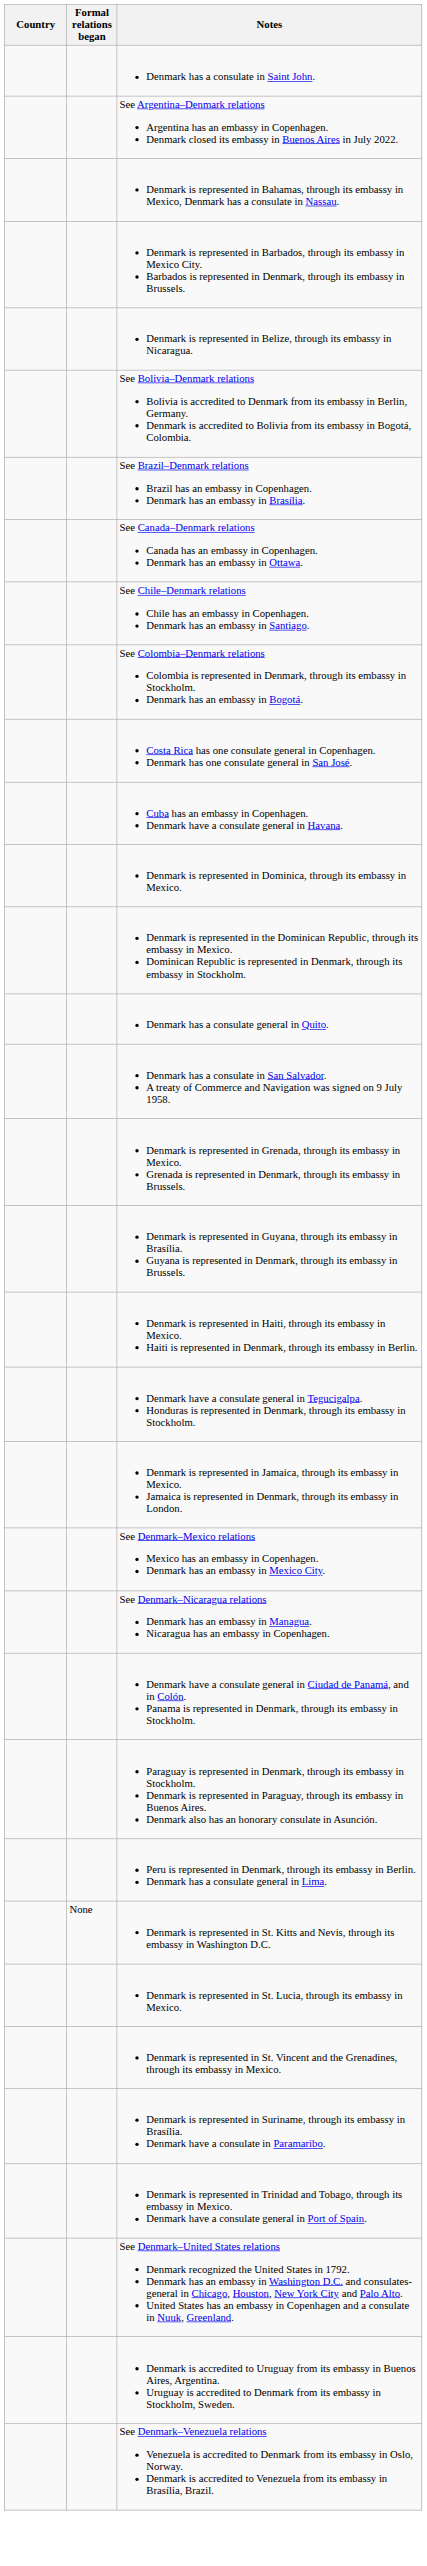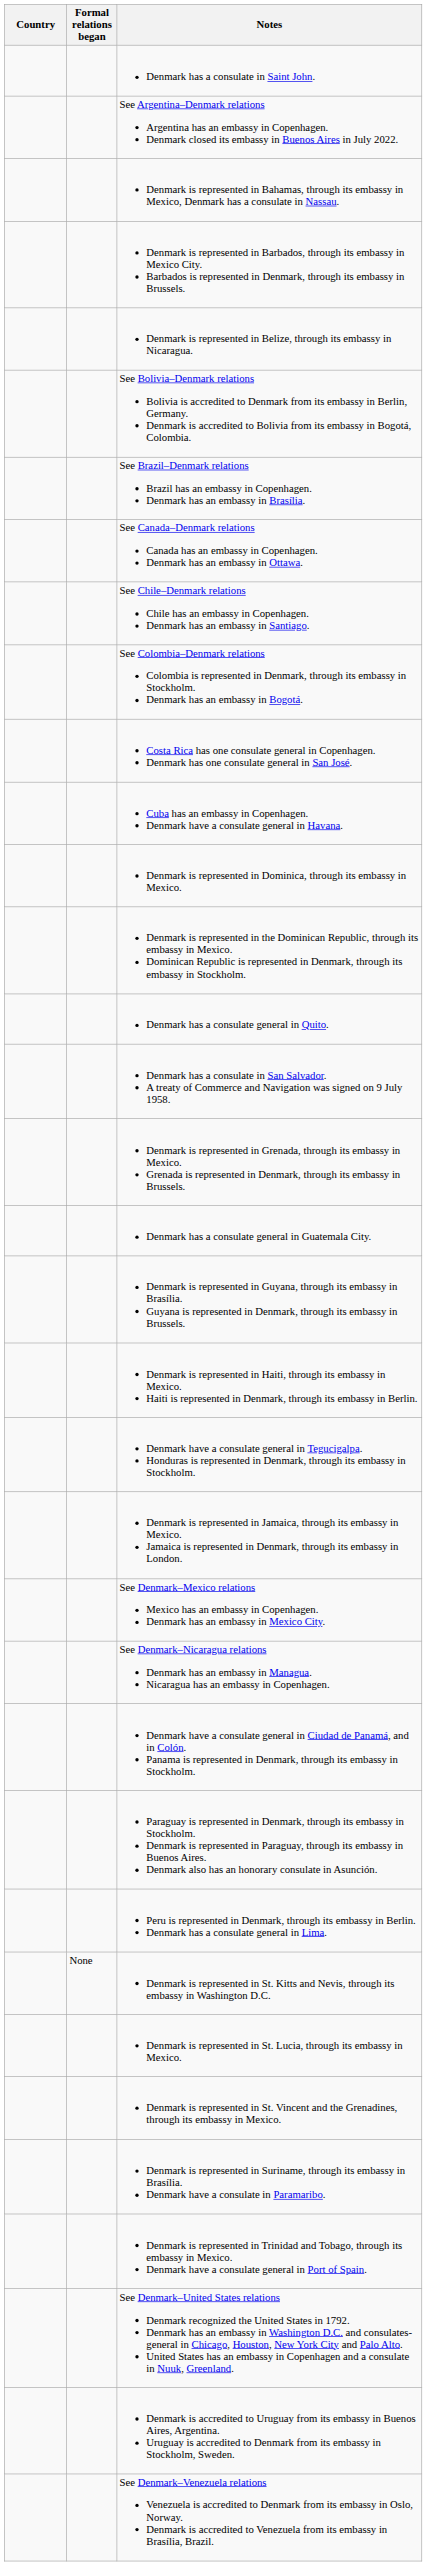+ row: (269, 1237)
